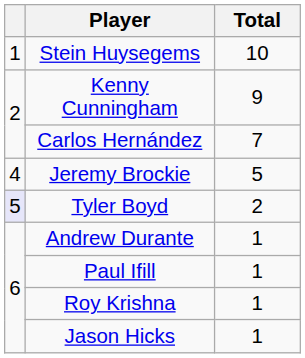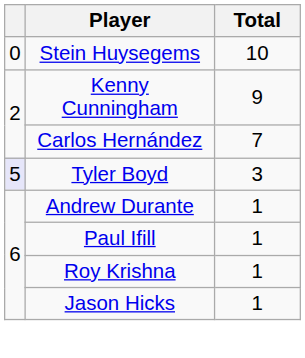(15, 53) 1 -> (15, 53) 0
- row: (120, 173)
(257, 206) 2 -> (257, 173) 3
